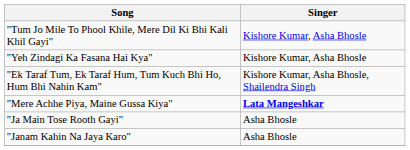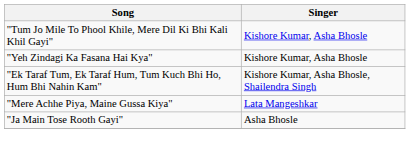(283, 103) bold -> (281, 103) normal
- row: (69, 137)
